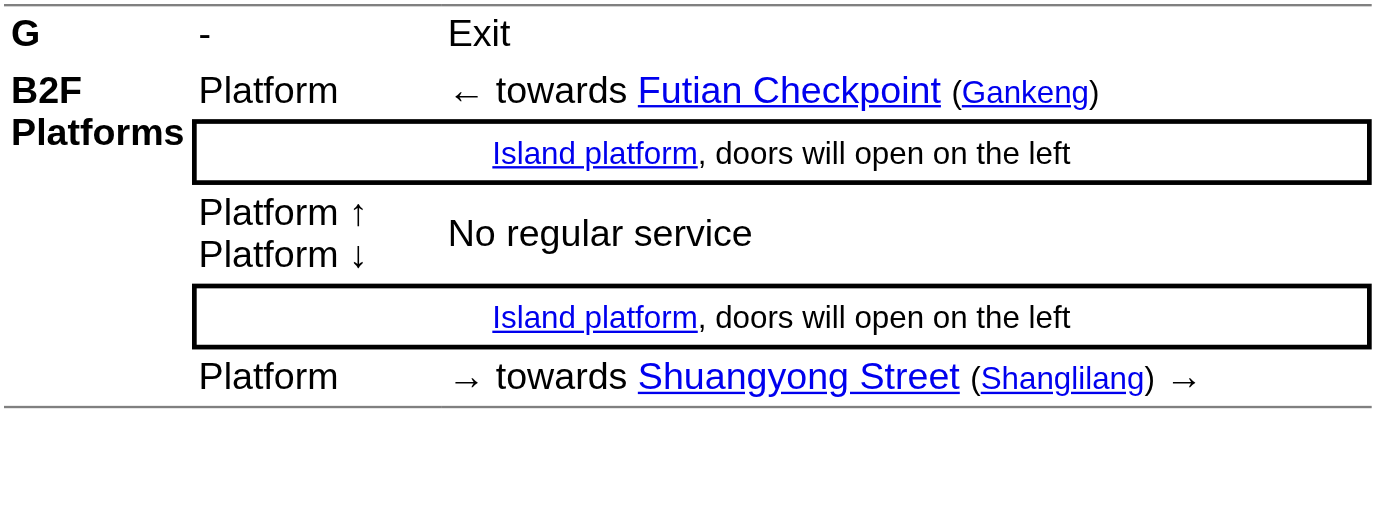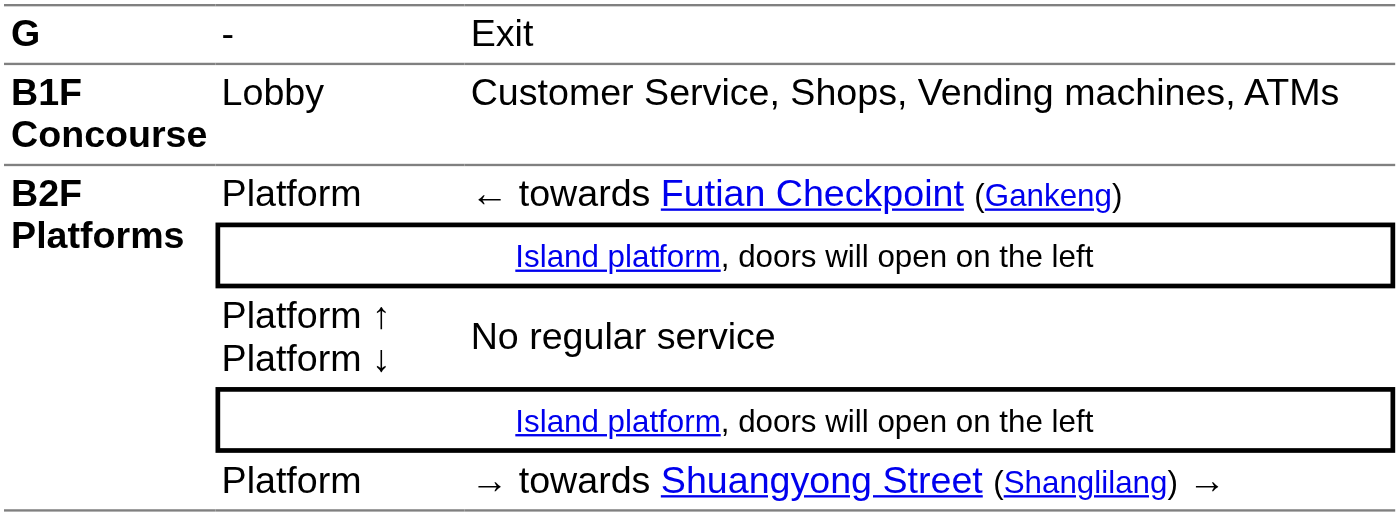+ row: (273, 92)
